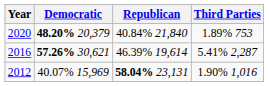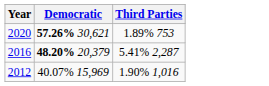- column: (152, 14)
(73, 33) 48.20% 20,379 -> (73, 33) 57.26% 30,621
(73, 52) 57.26% 30,621 -> (73, 52) 48.20% 20,379
